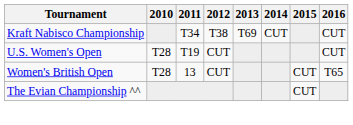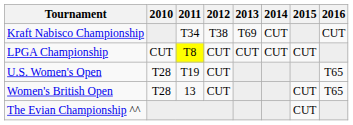+ row: (58, 52)
(334, 52) CUT -> (334, 72) T65
